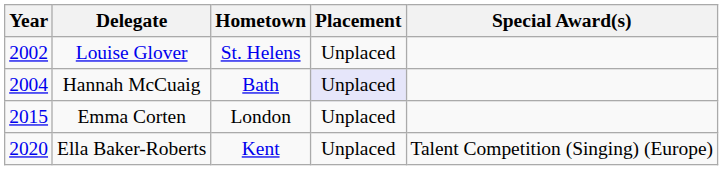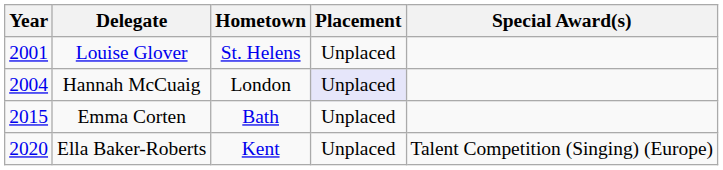(29, 52) 2002 -> (29, 52) 2001
(261, 84) Bath -> (261, 84) London
(261, 116) London -> (261, 116) Bath
